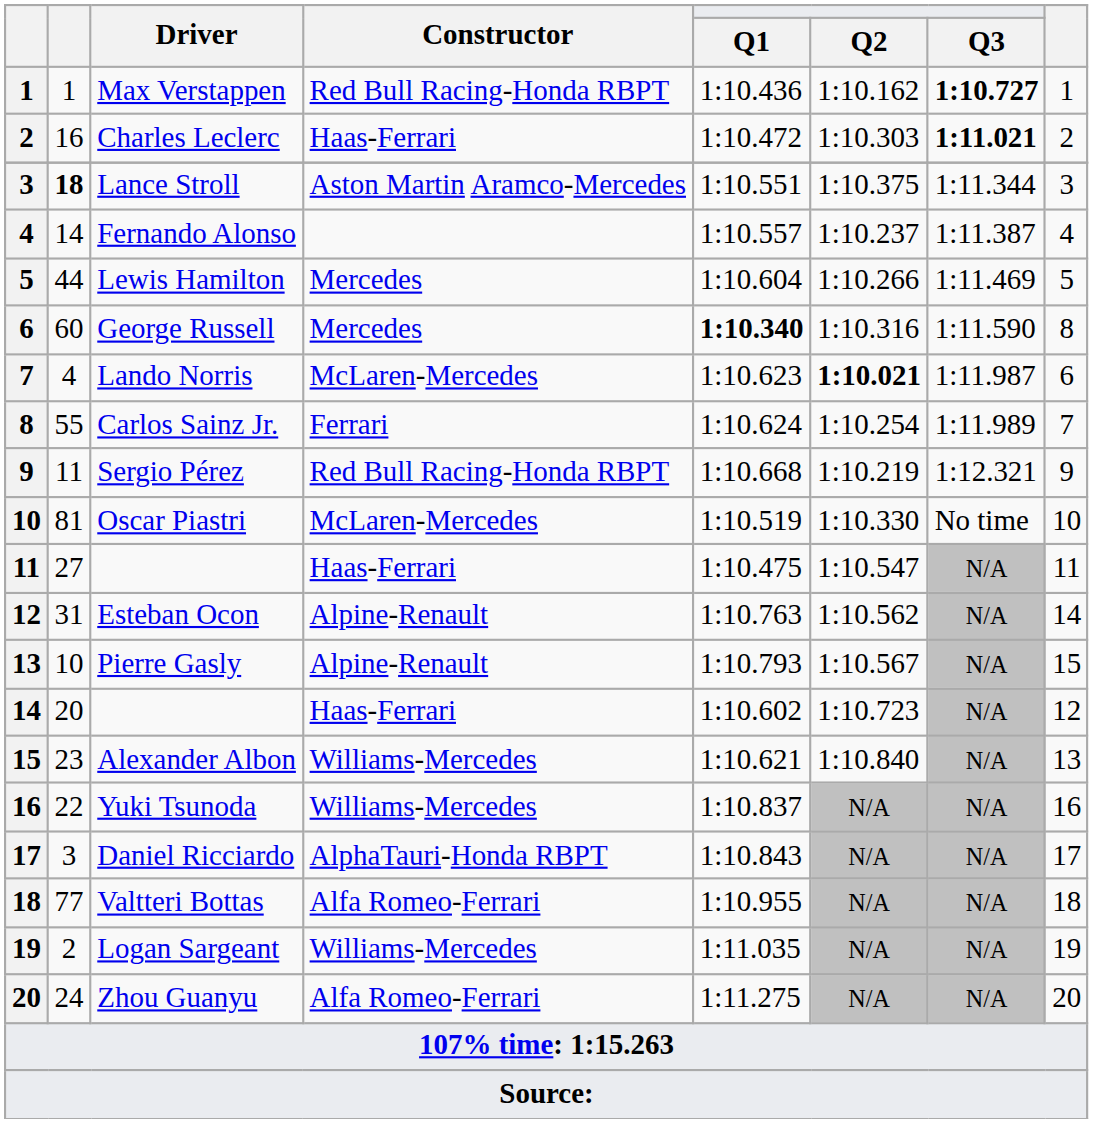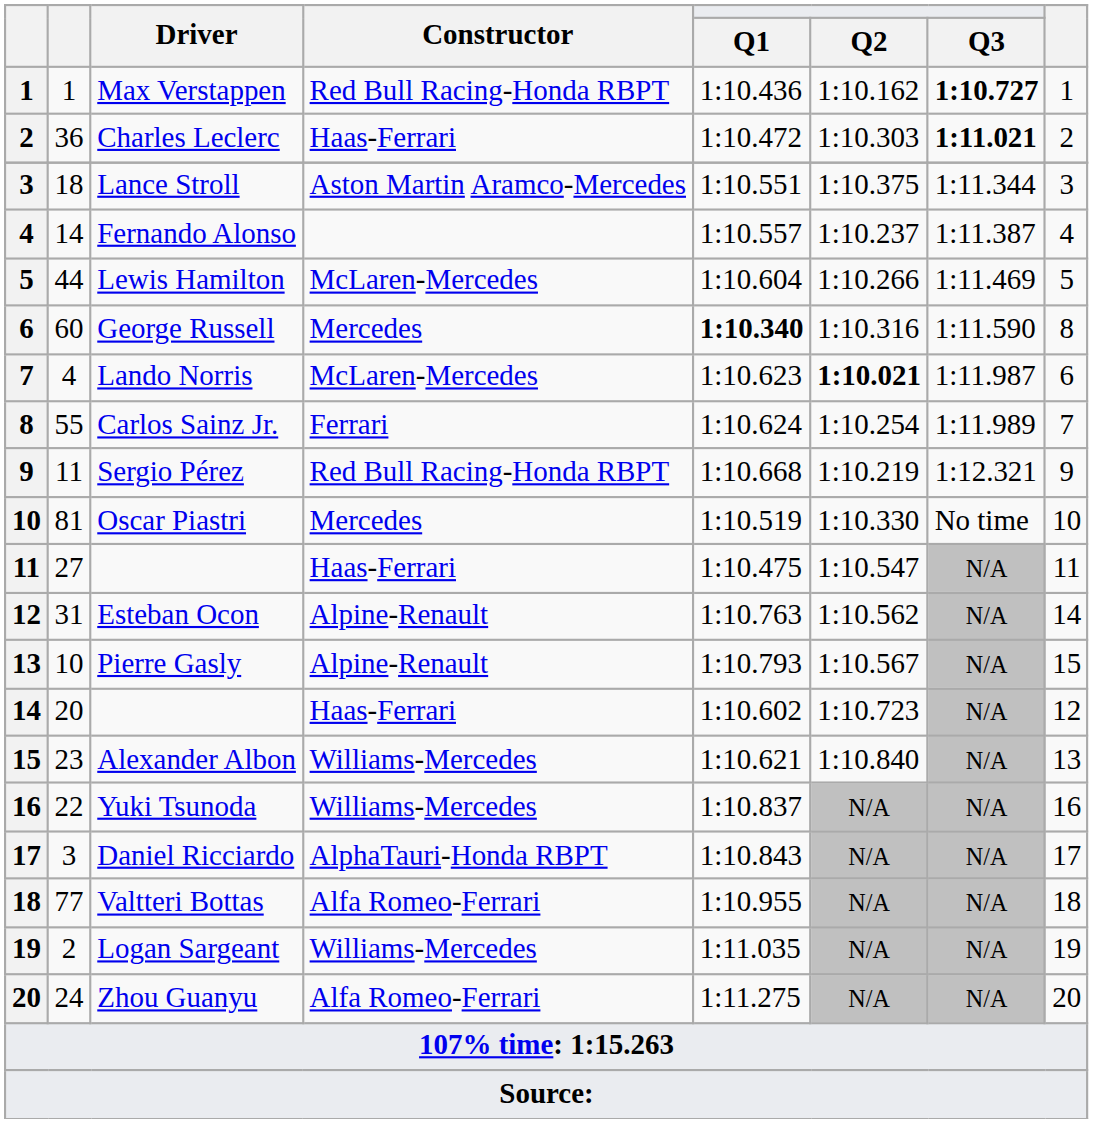(69, 137) 16 -> (69, 137) 36
(69, 185) bold -> (69, 185) normal
(366, 280) Mercedes -> (424, 280) McLaren-Mercedes
(424, 519) McLaren-Mercedes -> (366, 519) Mercedes
